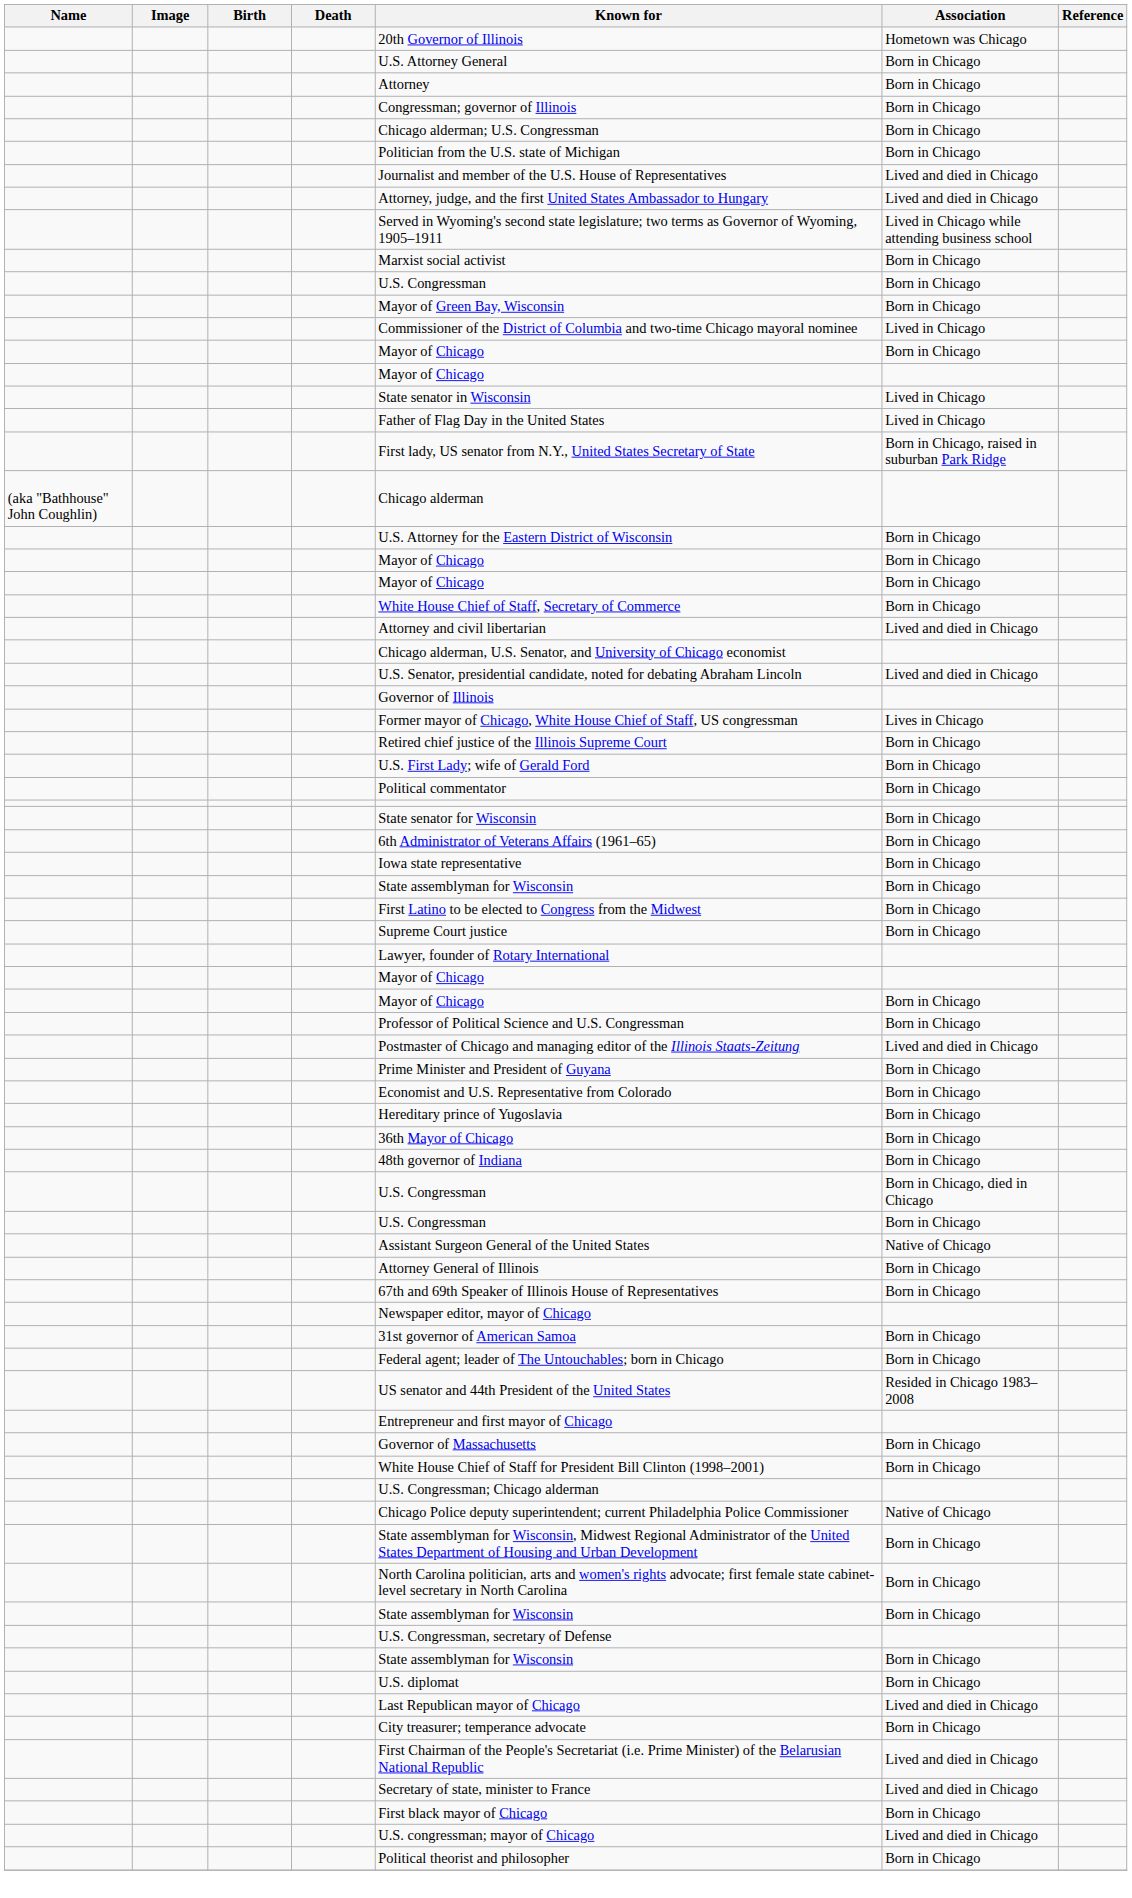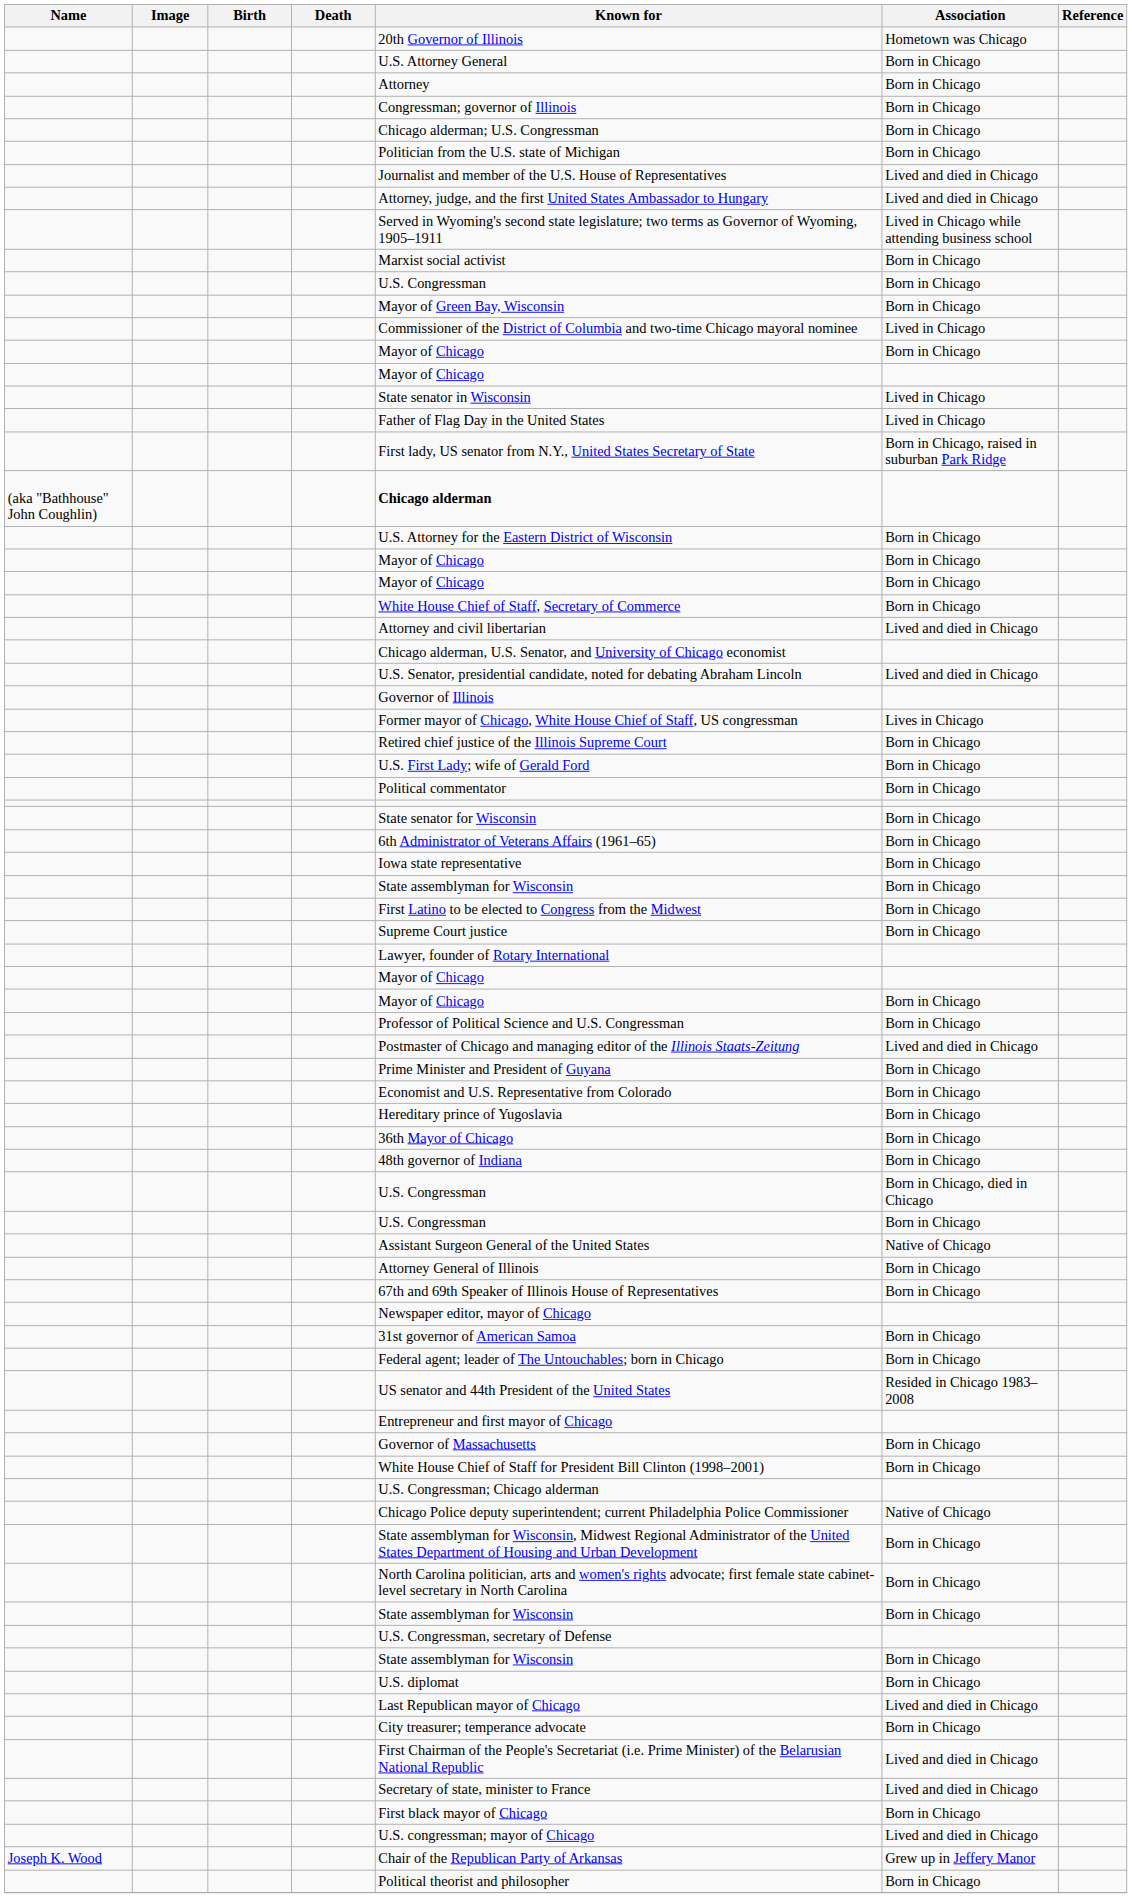(431, 498) normal -> (435, 498) bold
+ row: (55, 1858)
